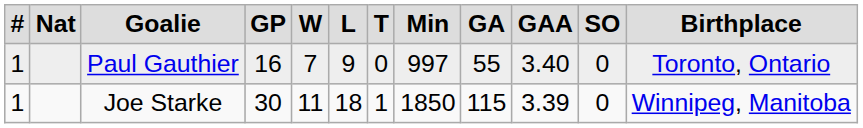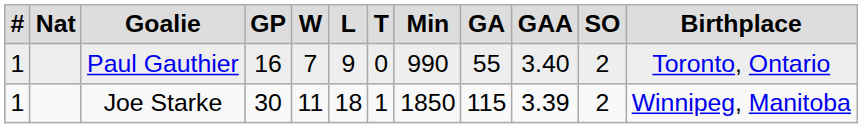(428, 63) 997 -> (428, 63) 990
(602, 63) 0 -> (602, 63) 2
(602, 102) 0 -> (602, 102) 2
